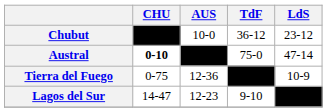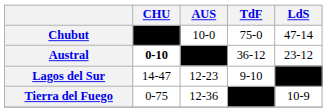(251, 35) 36-12 -> (251, 35) 75-0
(298, 35) 23-12 -> (298, 35) 47-14
(251, 55) 75-0 -> (251, 55) 36-12
(298, 55) 47-14 -> (298, 55) 23-12
rows swapped: (69, 76) <-> (69, 96)
